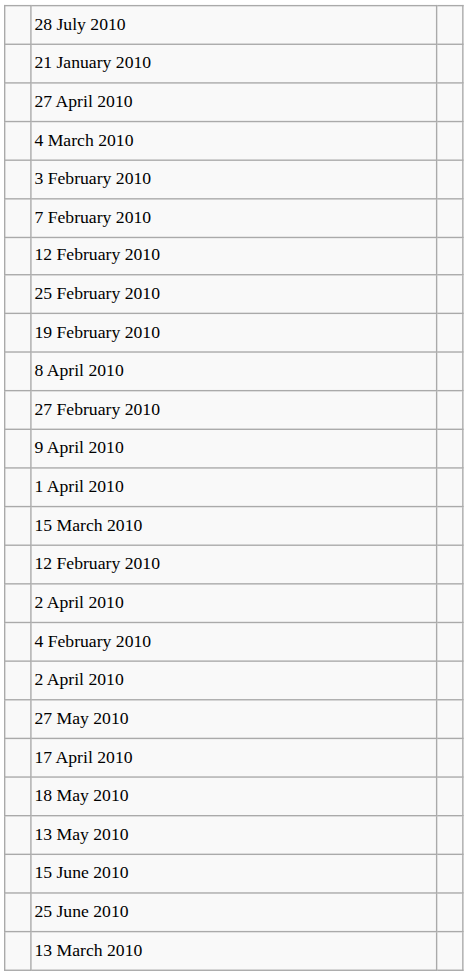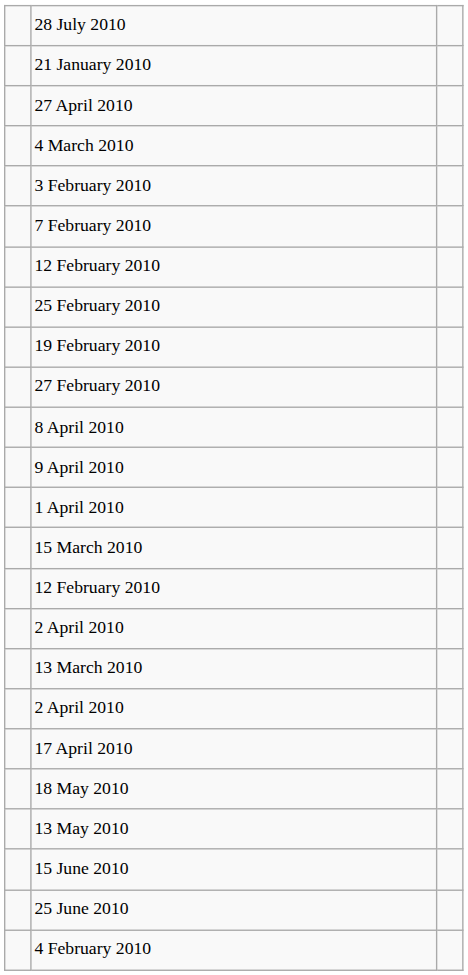rows swapped: (17, 410) <-> (17, 372)
rows swapped: (17, 951) <-> (17, 642)
- row: (17, 719)
